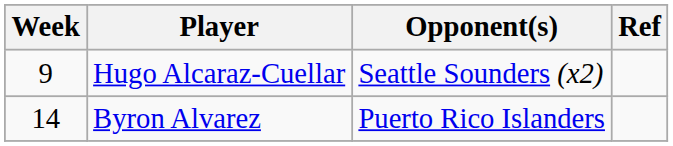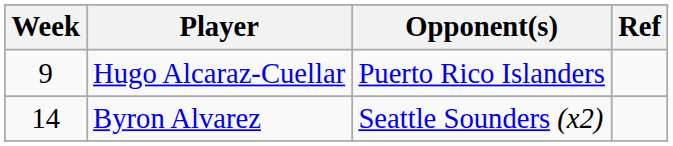(481, 72) Seattle Sounders (x2) -> (482, 72) Puerto Rico Islanders
(482, 118) Puerto Rico Islanders -> (481, 118) Seattle Sounders (x2)
